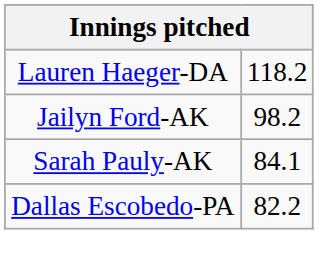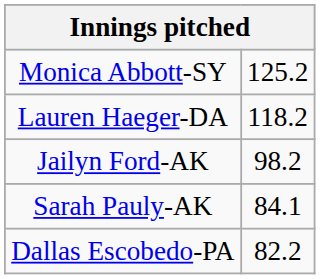+ row: (123, 71)
